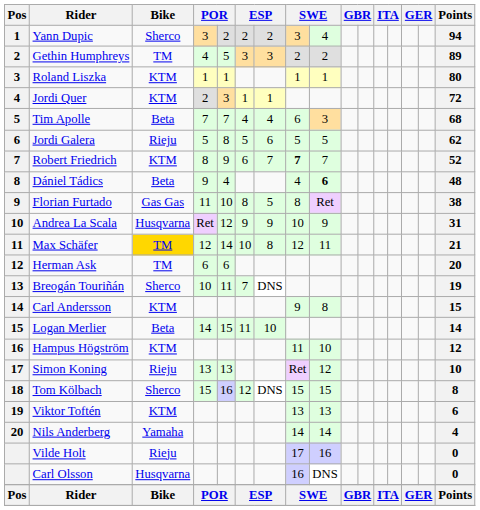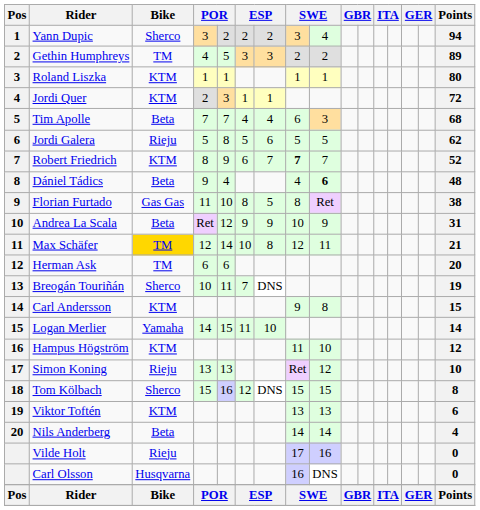(163, 223) Husqvarna -> (163, 223) Beta
(163, 327) Beta -> (163, 327) Yamaha
(163, 432) Yamaha -> (163, 432) Beta
